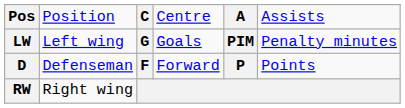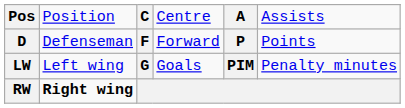rows swapped: (22, 66) <-> (22, 41)
(88, 91) normal -> (88, 91) bold
